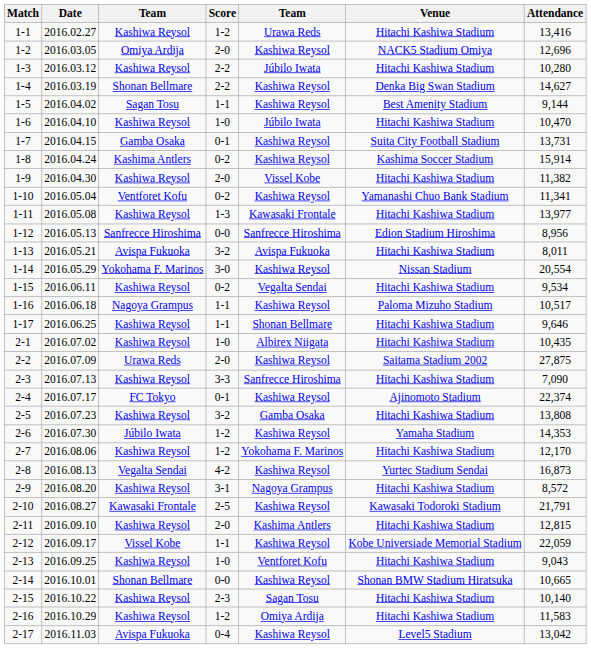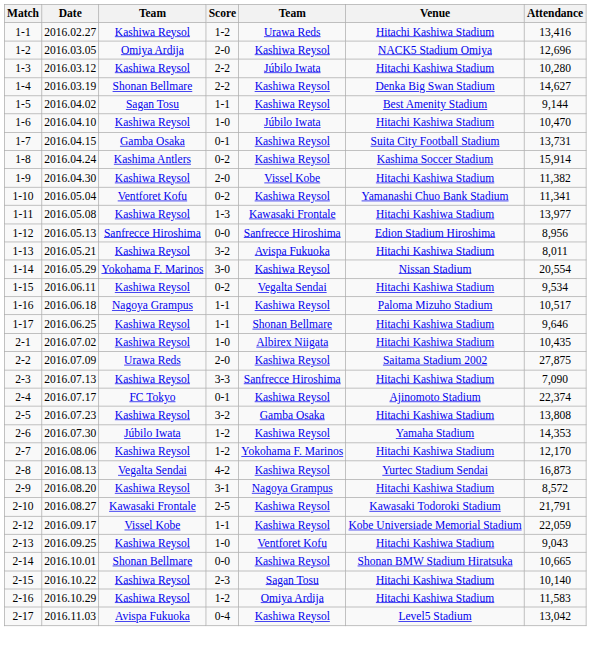(152, 251) Avispa Fukuoka -> (152, 251) Kashiwa Reysol
- row: (23, 525)
